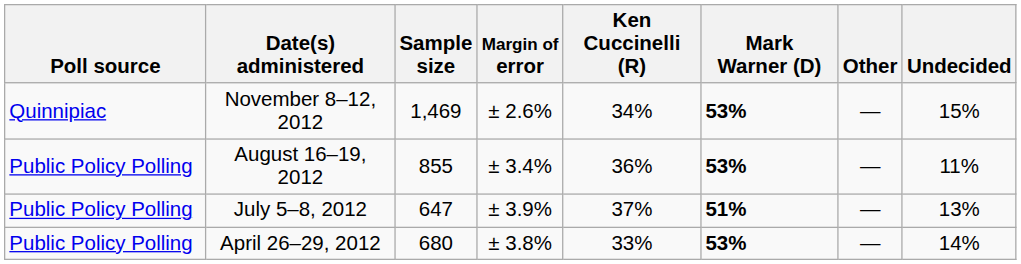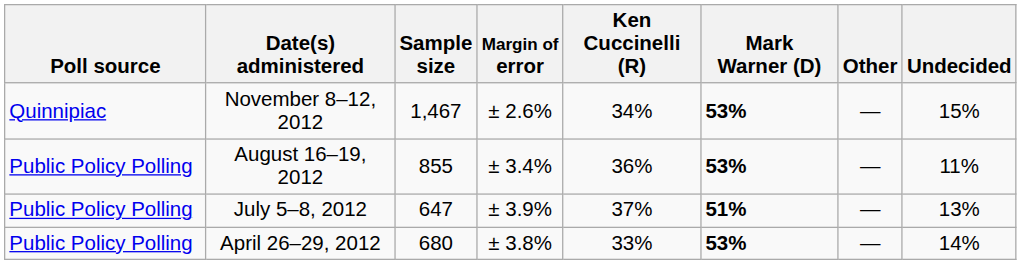(436, 110) 1,469 -> (436, 110) 1,467
